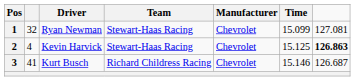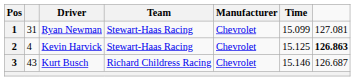(32, 29) 32 -> (32, 29) 31
(32, 63) 41 -> (32, 63) 43
